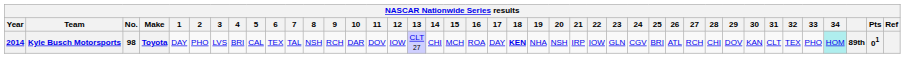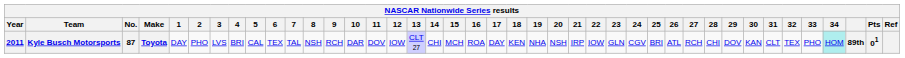(15, 42) 2014 -> (15, 42) 2011
(131, 42) 98 -> (131, 42) 87
(517, 42) bold -> (517, 42) normal
